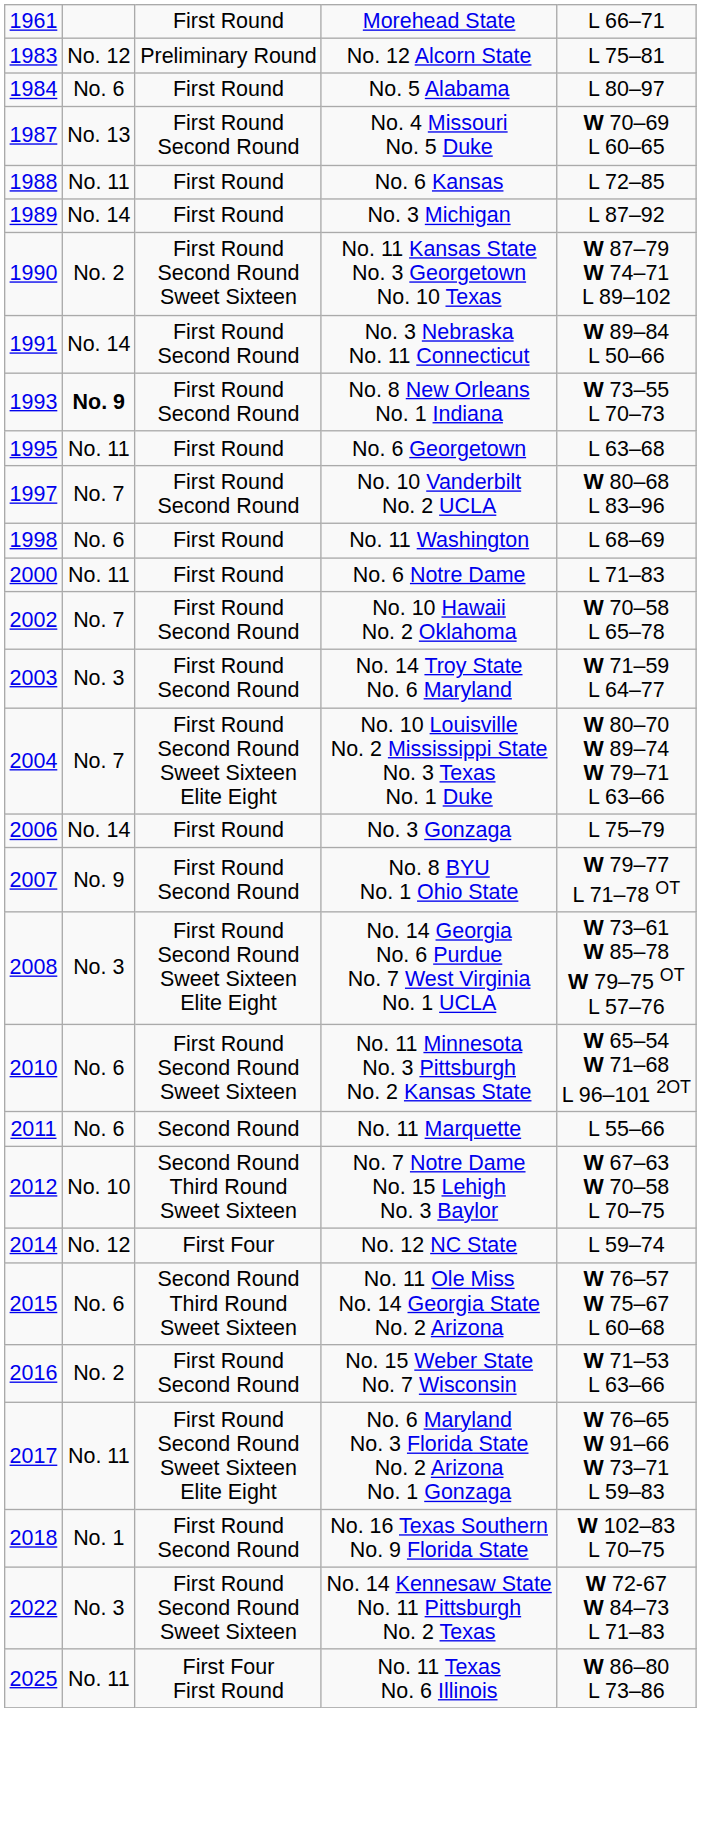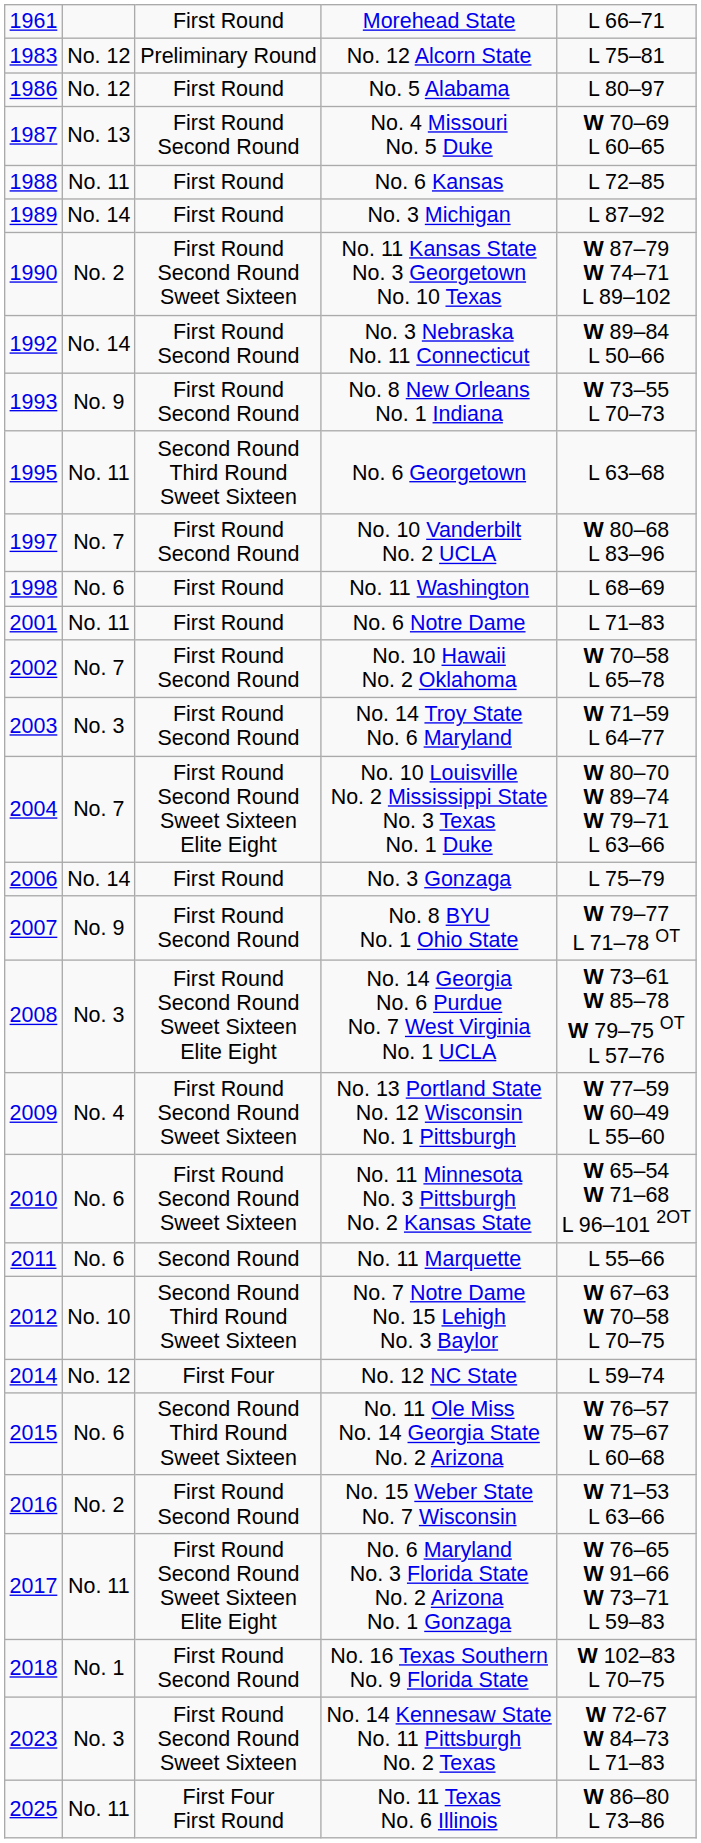(33, 89) 1984 -> (33, 89) 1986
(99, 89) No. 6 -> (99, 89) No. 12
(33, 343) 1991 -> (33, 343) 1992
(99, 402) bold -> (99, 402) normal
(228, 448) First Round -> (228, 472) Second Round Third Round Sweet Sixteen
(33, 574) 2000 -> (33, 622) 2001
+ row: (439, 1113)
(33, 1608) 2022 -> (33, 1738) 2023
